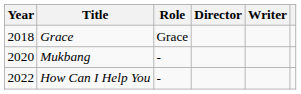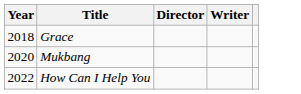- column: (172, 15)
